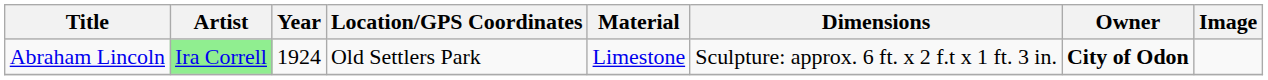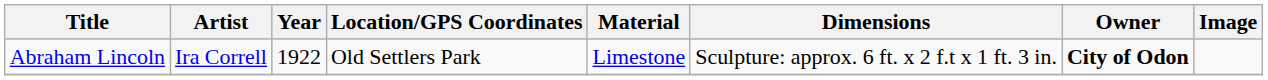(221, 56) lightgreen background -> (221, 56) no background
(299, 56) 1924 -> (299, 56) 1922
